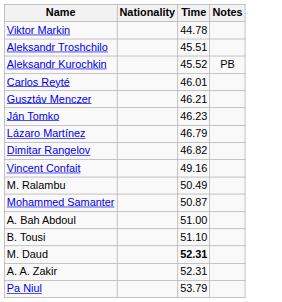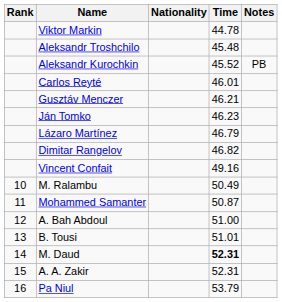+ column: (20, 13)
(194, 47) 45.51 -> (225, 47) 45.48
(194, 237) 51.10 -> (225, 237) 51.01
